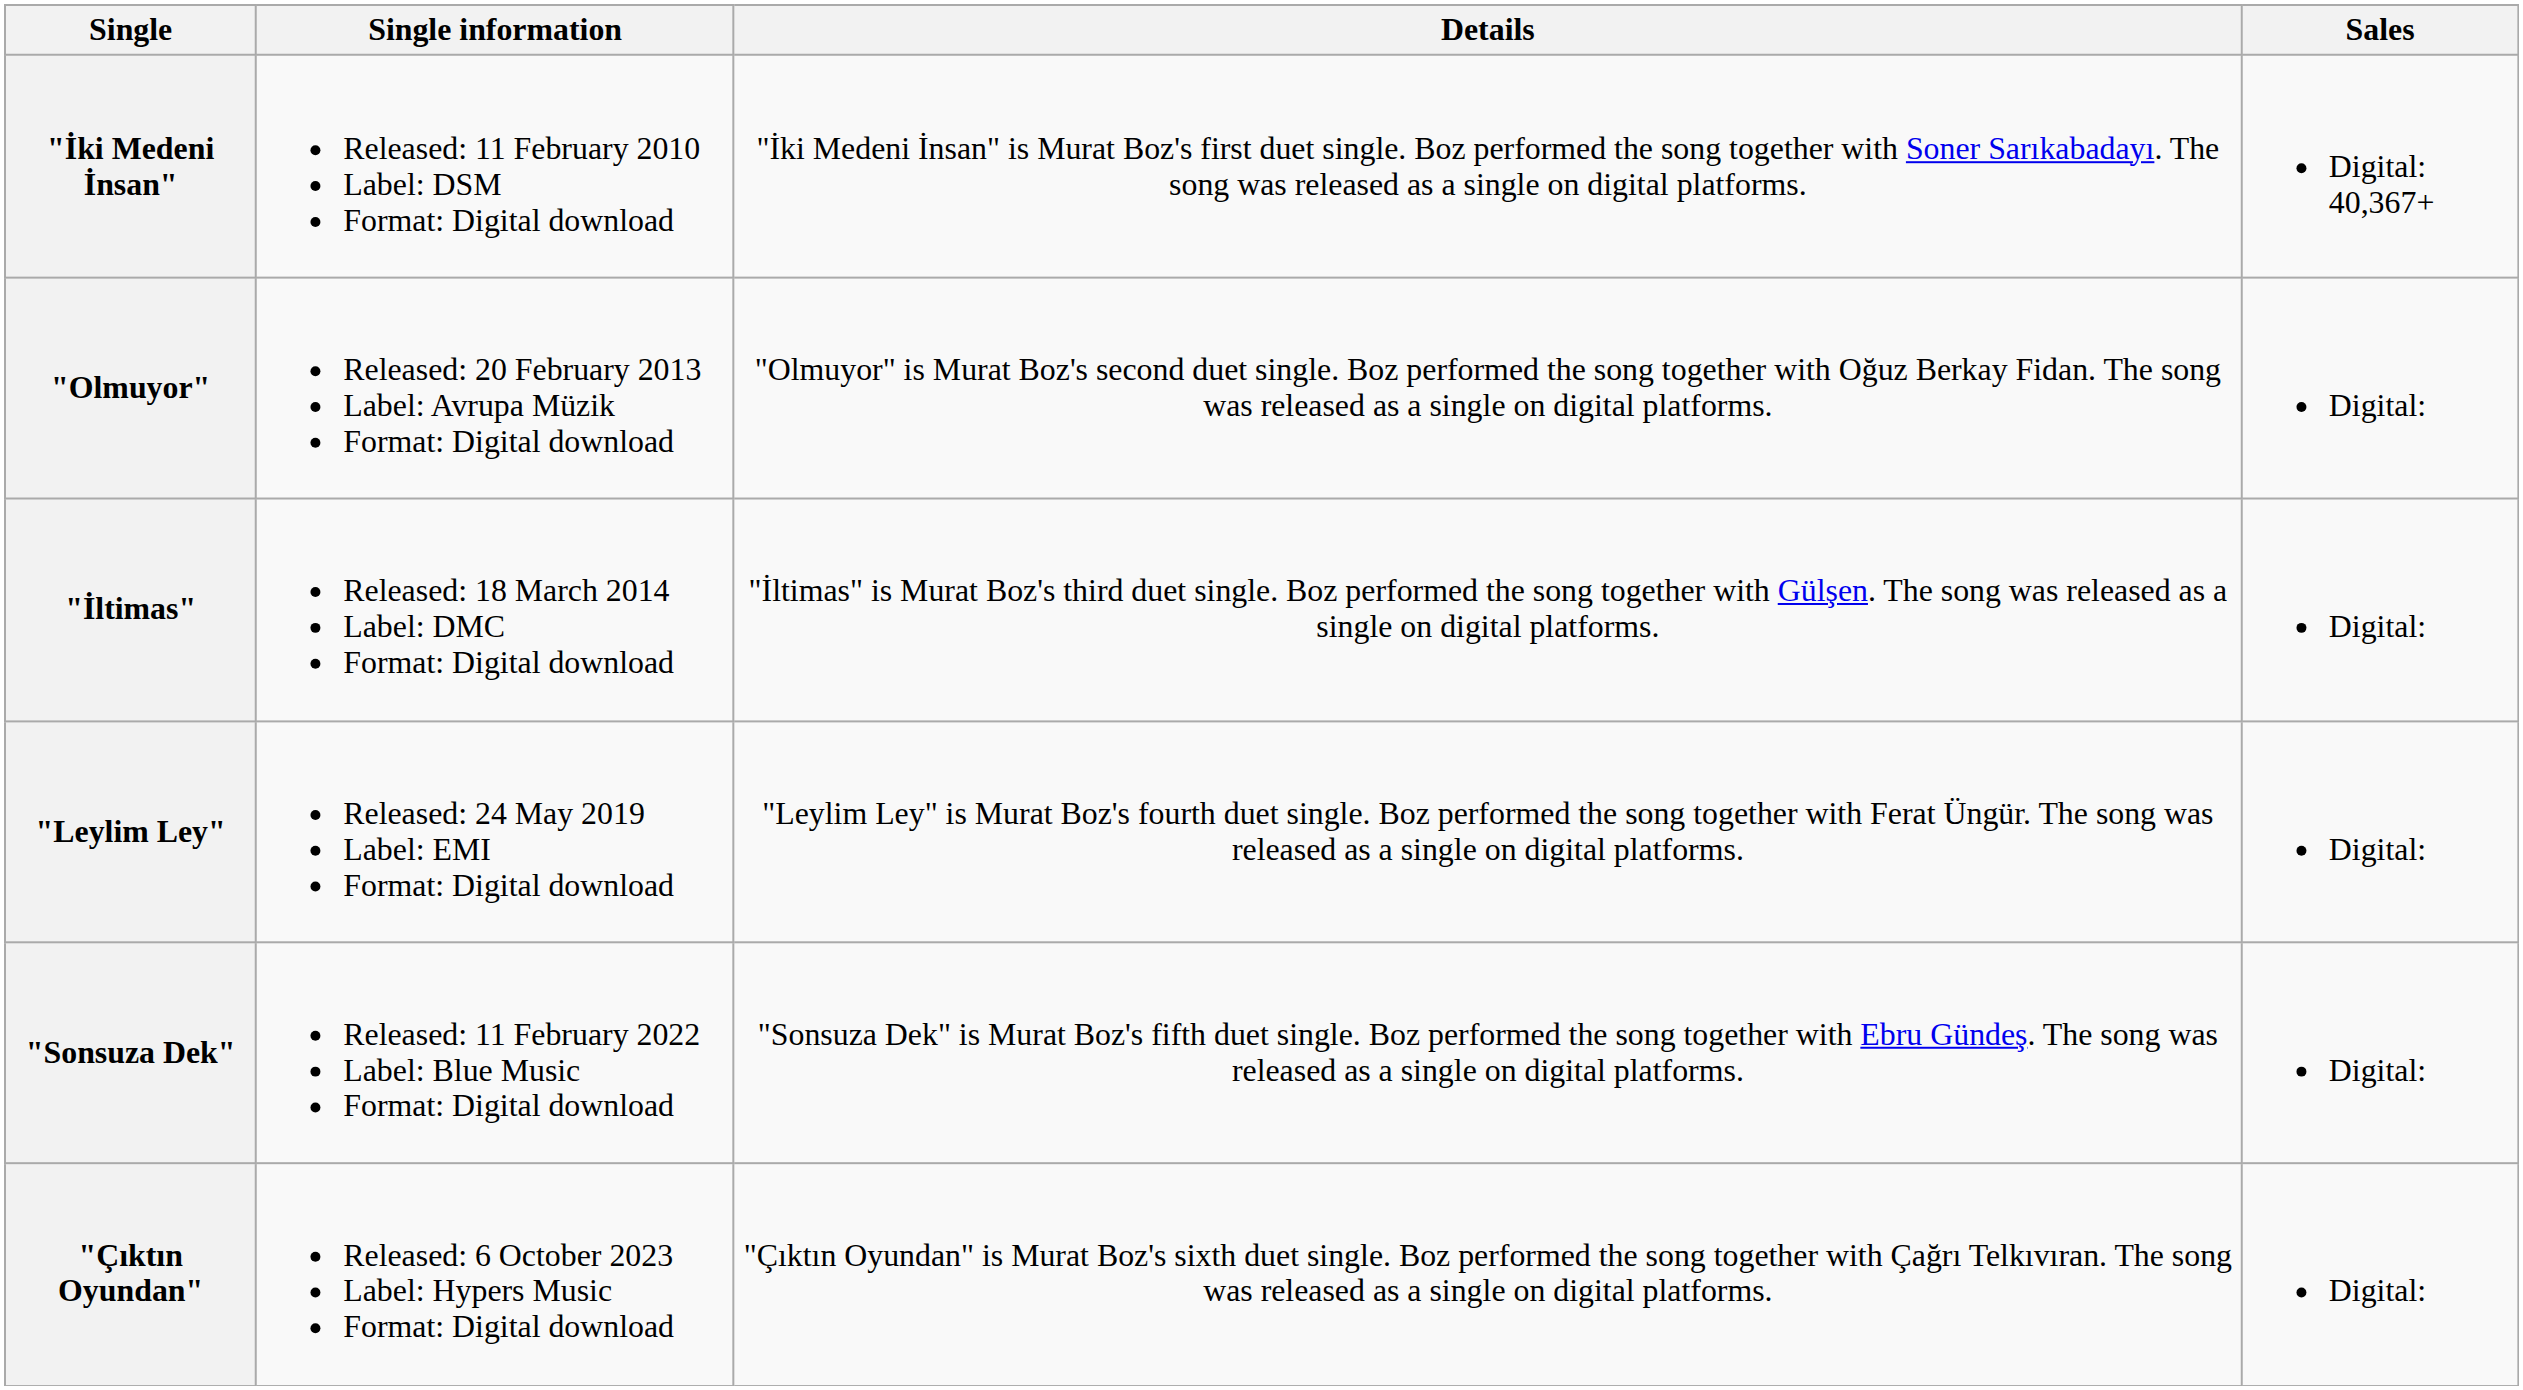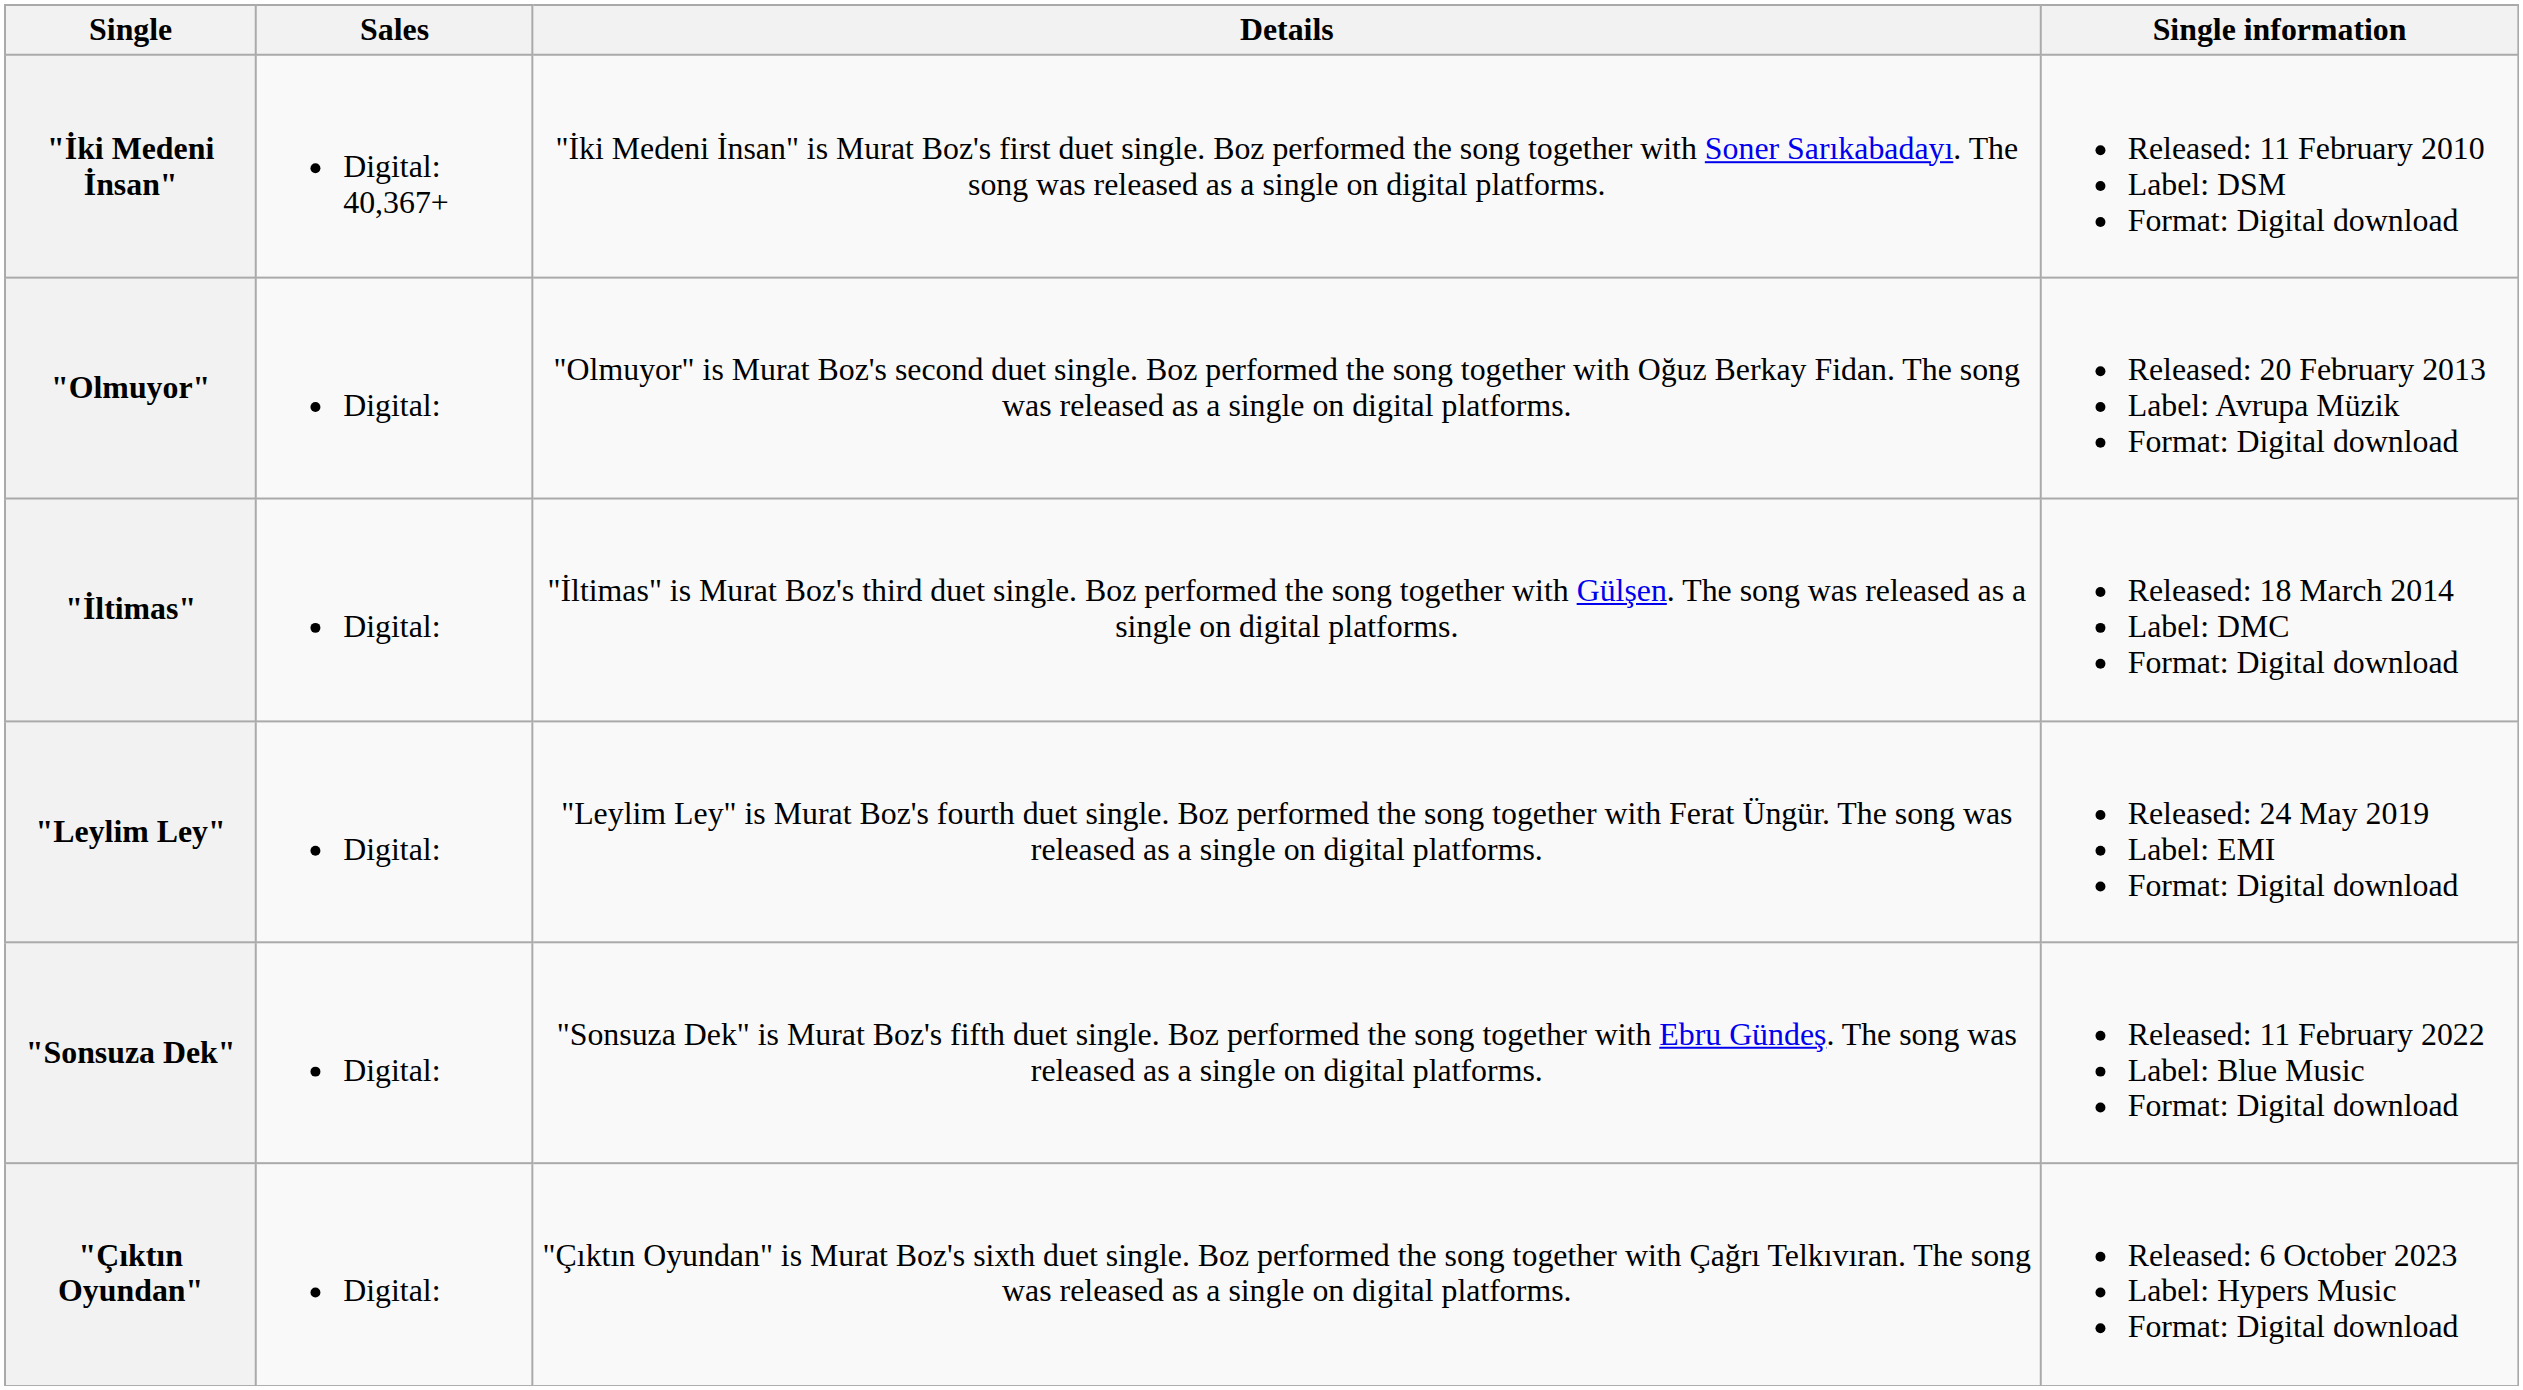columns swapped: (495, 29) <-> (2380, 29)
